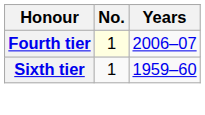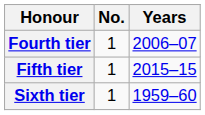(112, 43) lightyellow background -> (112, 43) no background
+ row: (50, 69)
